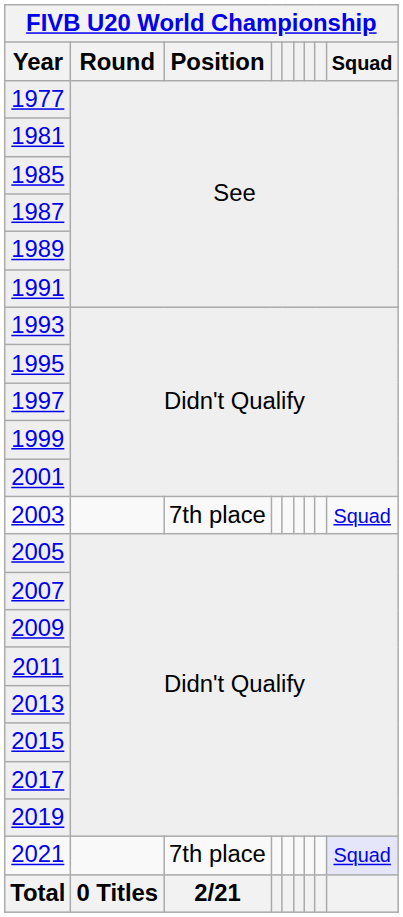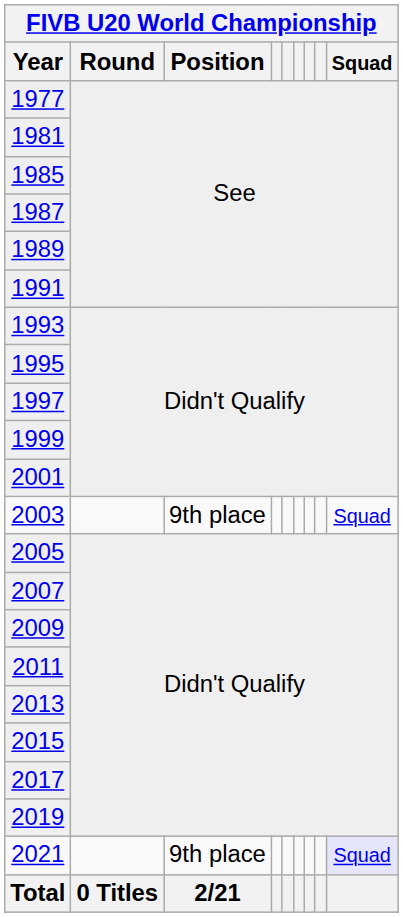(217, 514) 7th place -> (217, 514) 9th place
(217, 855) 7th place -> (217, 855) 9th place
